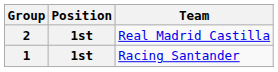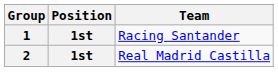rows swapped: (26, 56) <-> (26, 35)
